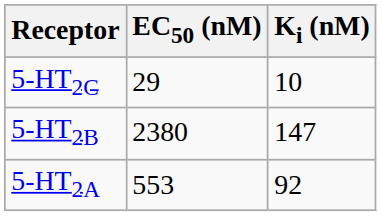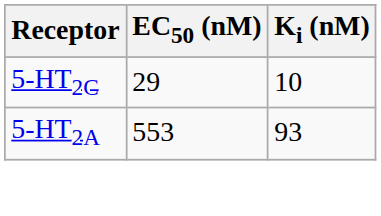- row: (55, 133)
(288, 184) 92 -> (288, 133) 93
